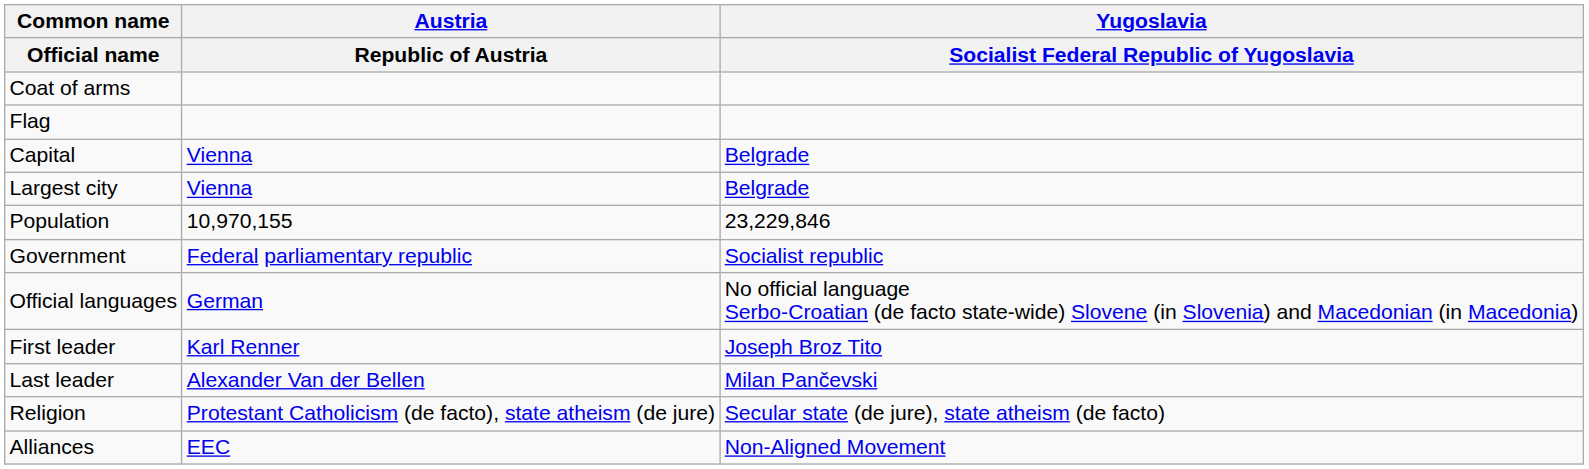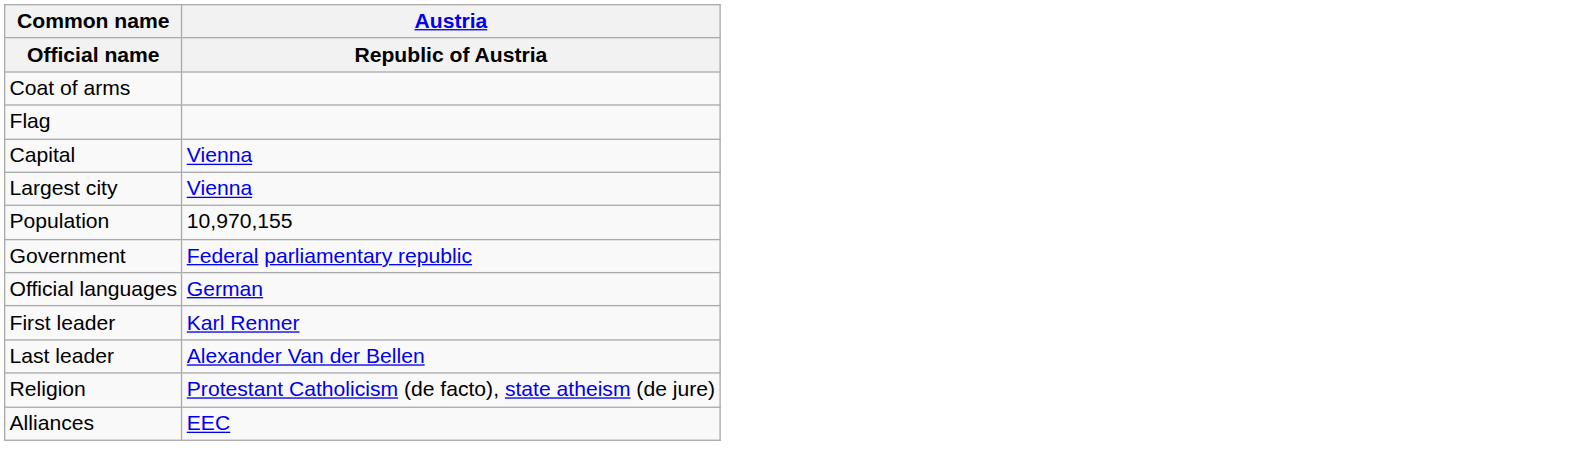- column: (1151, 54)
